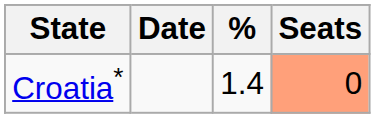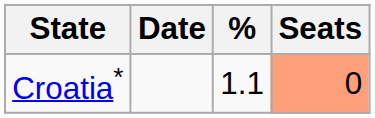(242, 83) 1.4 -> (242, 83) 1.1
